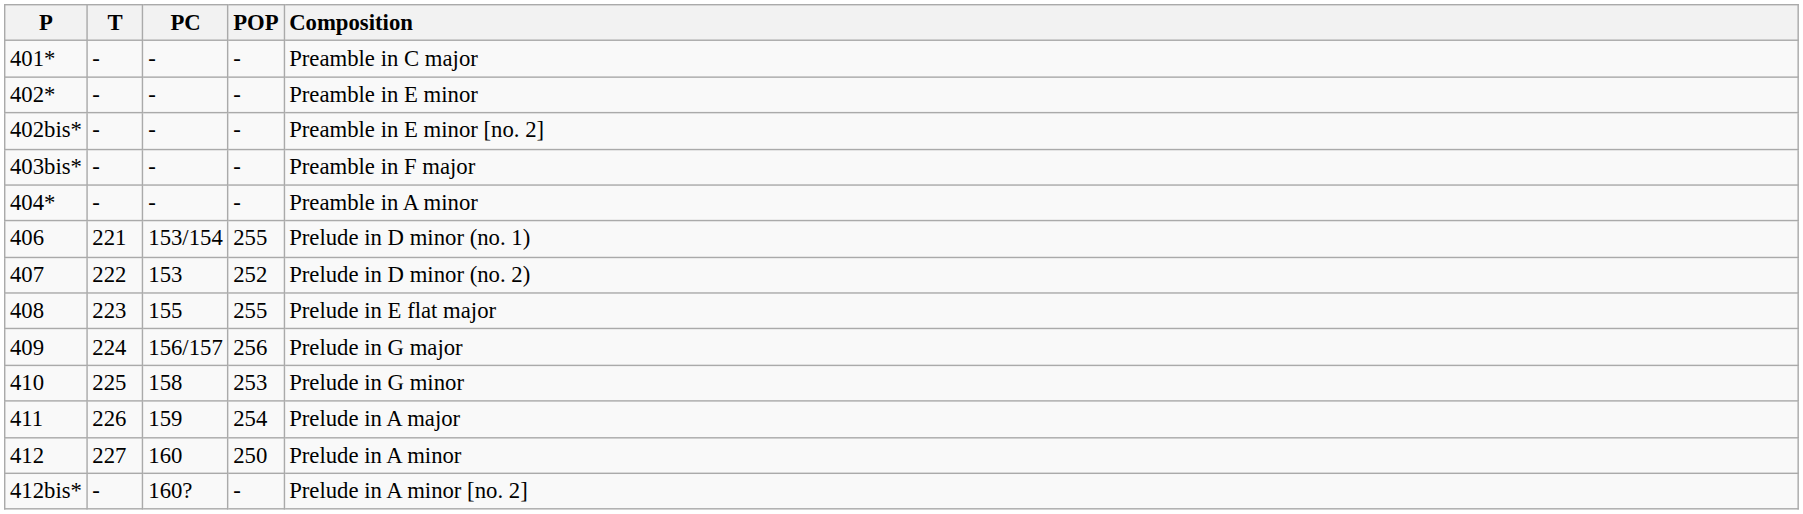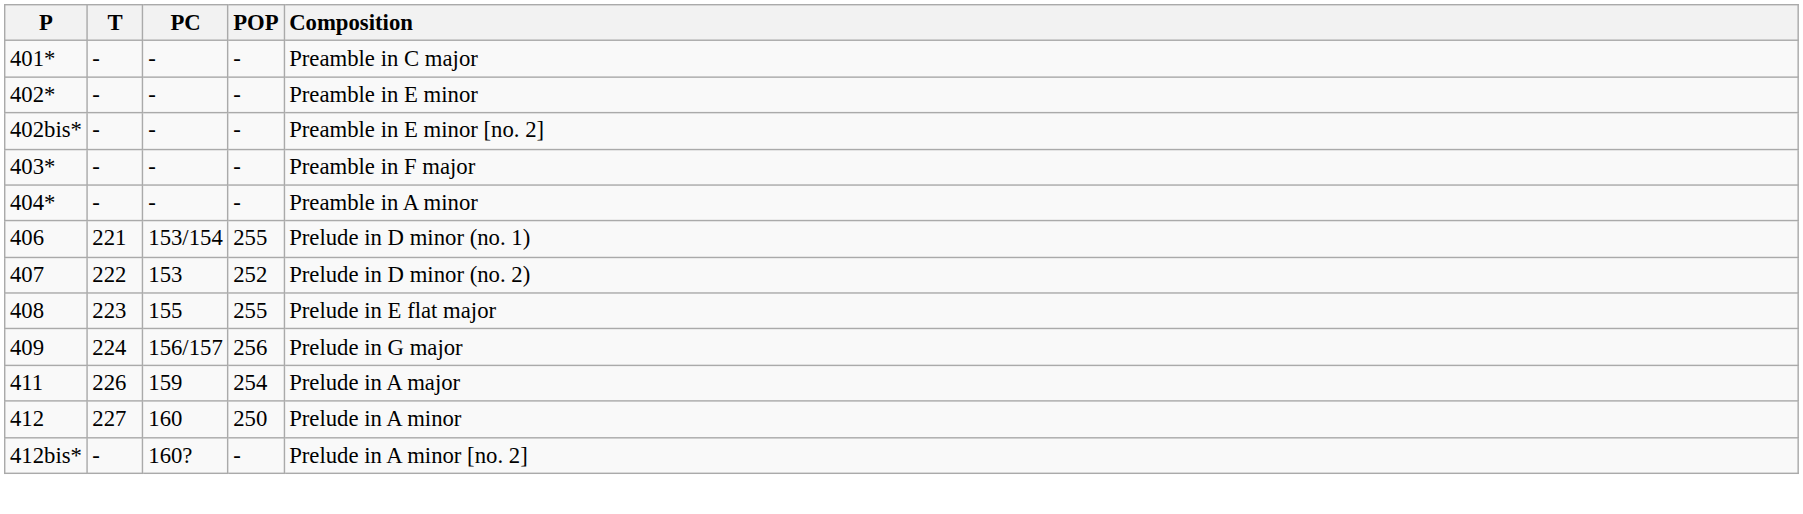+ row: (33, 166)
- row: (46, 166)
- row: (27, 382)
